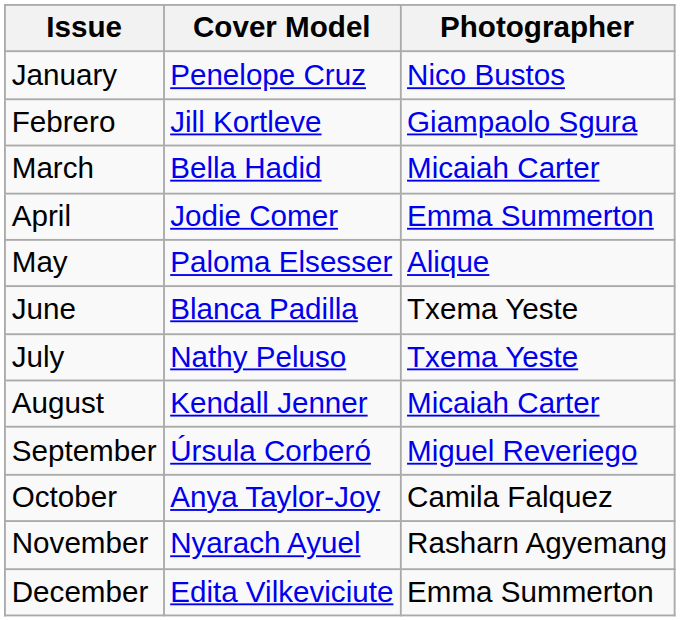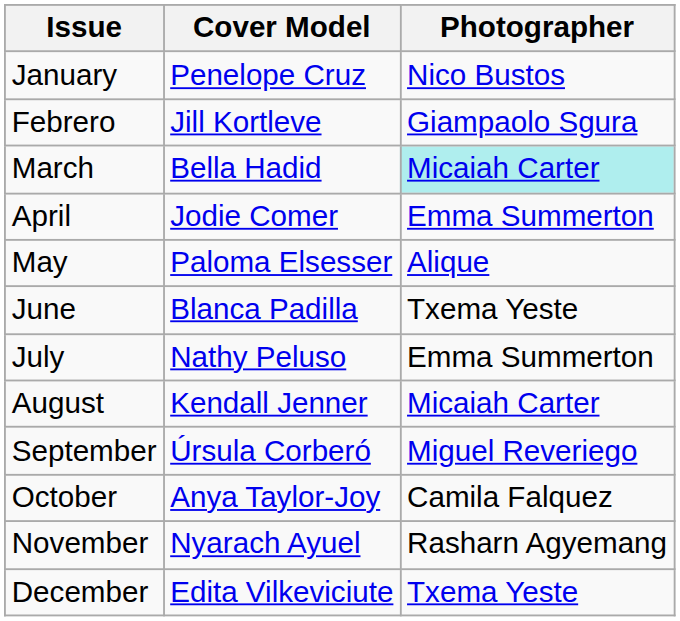(503, 168) no background -> (503, 168) paleturquoise background
(493, 356) Txema Yeste -> (530, 356) Emma Summerton
(530, 591) Emma Summerton -> (493, 591) Txema Yeste
